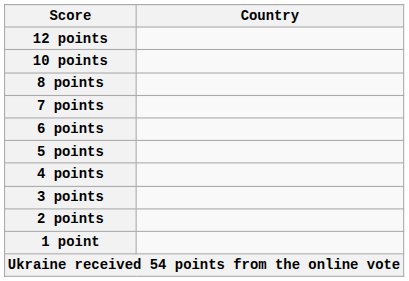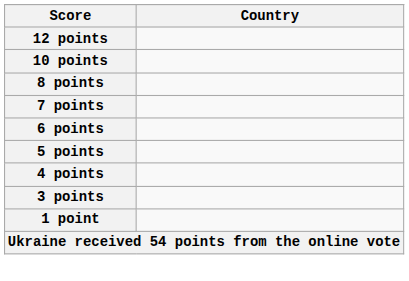- row: (70, 220)
